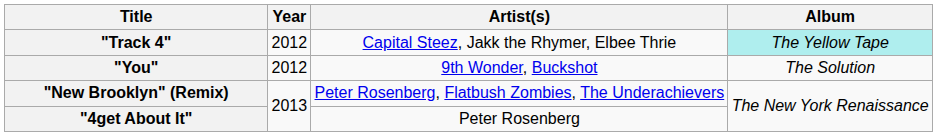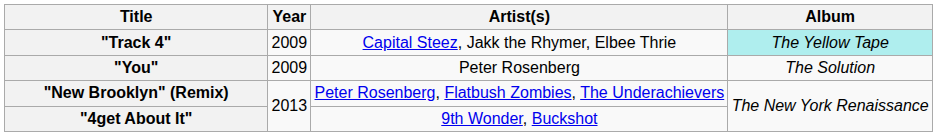(289, 42) 2012 -> (289, 42) 2009
(289, 67) 2012 -> (289, 67) 2009
(519, 67) 9th Wonder, Buckshot -> (519, 67) Peter Rosenberg
(519, 118) Peter Rosenberg -> (519, 118) 9th Wonder, Buckshot
